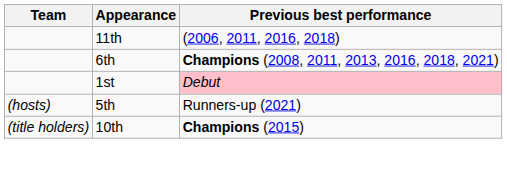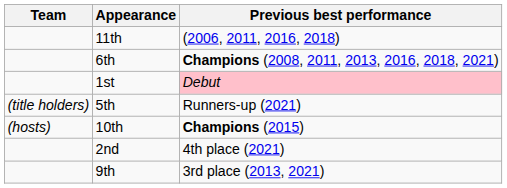(29, 104) (hosts) -> (48, 104) (title holders)
(48, 127) (title holders) -> (29, 127) (hosts)
+ row: (107, 149)
+ row: (105, 171)
